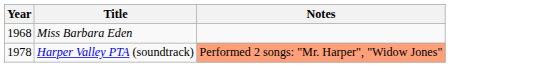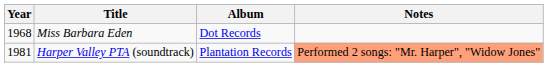+ column: (246, 14)
(19, 52) 1978 -> (19, 52) 1981
